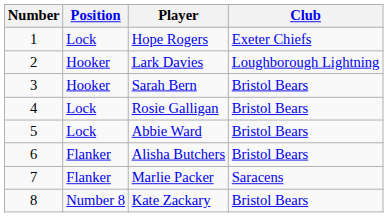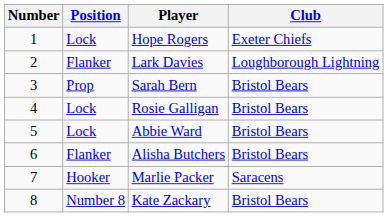(88, 62) Hooker -> (89, 62) Flanker
(88, 85) Hooker -> (80, 85) Prop
(89, 177) Flanker -> (88, 177) Hooker
